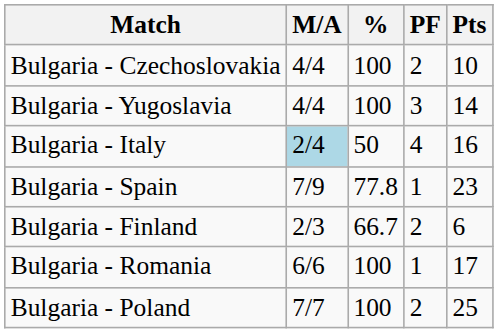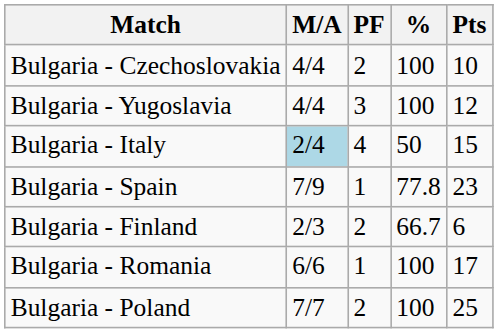columns swapped: (376, 24) <-> (425, 24)
(465, 105) 14 -> (465, 105) 12
(465, 145) 16 -> (465, 145) 15
